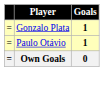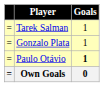+ row: (42, 27)
(85, 27) bold -> (85, 43) normal
